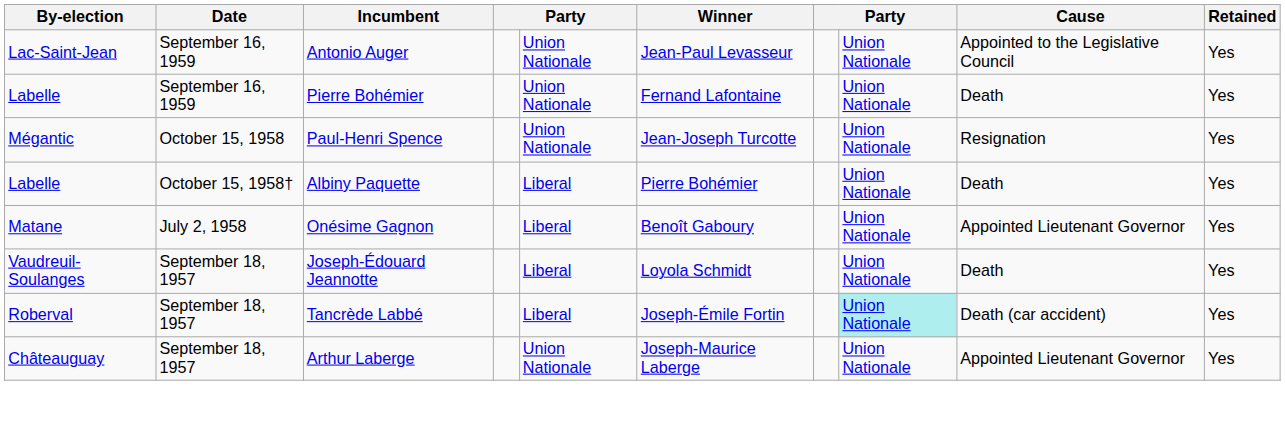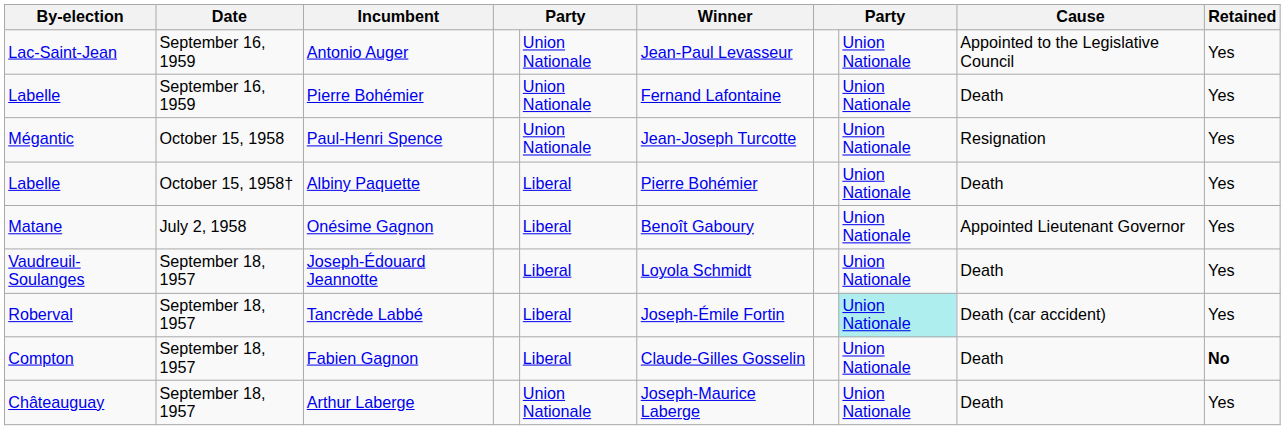+ row: (363, 358)
(1073, 358) Appointed Lieutenant Governor -> (982, 402) Death
